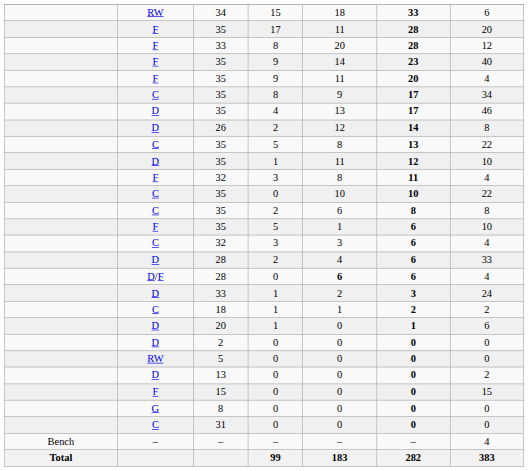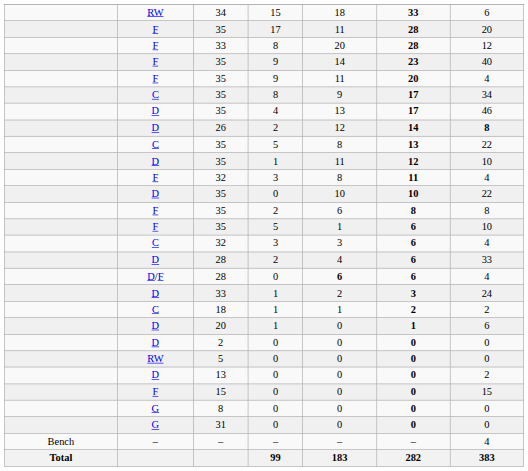(487, 128) normal -> (487, 128) bold
(155, 194) C -> (155, 194) D
(155, 210) C -> (155, 210) F
(155, 425) C -> (155, 425) G
